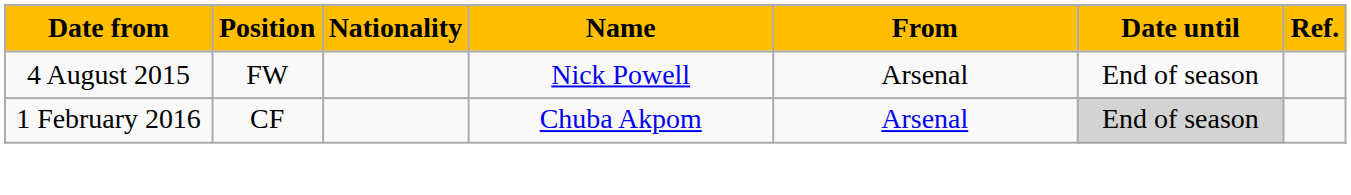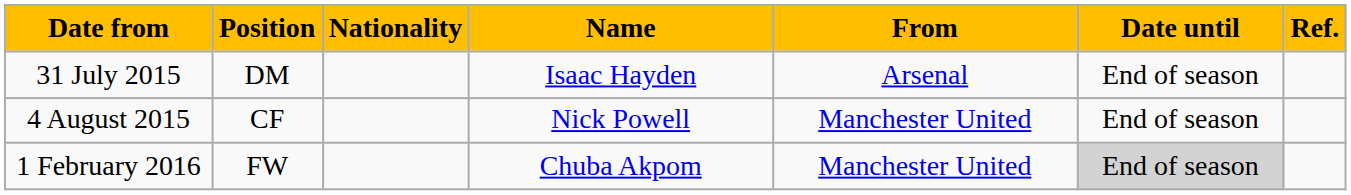+ row: (109, 74)
(267, 74) FW -> (267, 120) CF
(925, 74) Arsenal -> (925, 120) Manchester United
(267, 120) CF -> (267, 166) FW
(925, 120) Arsenal -> (925, 166) Manchester United
